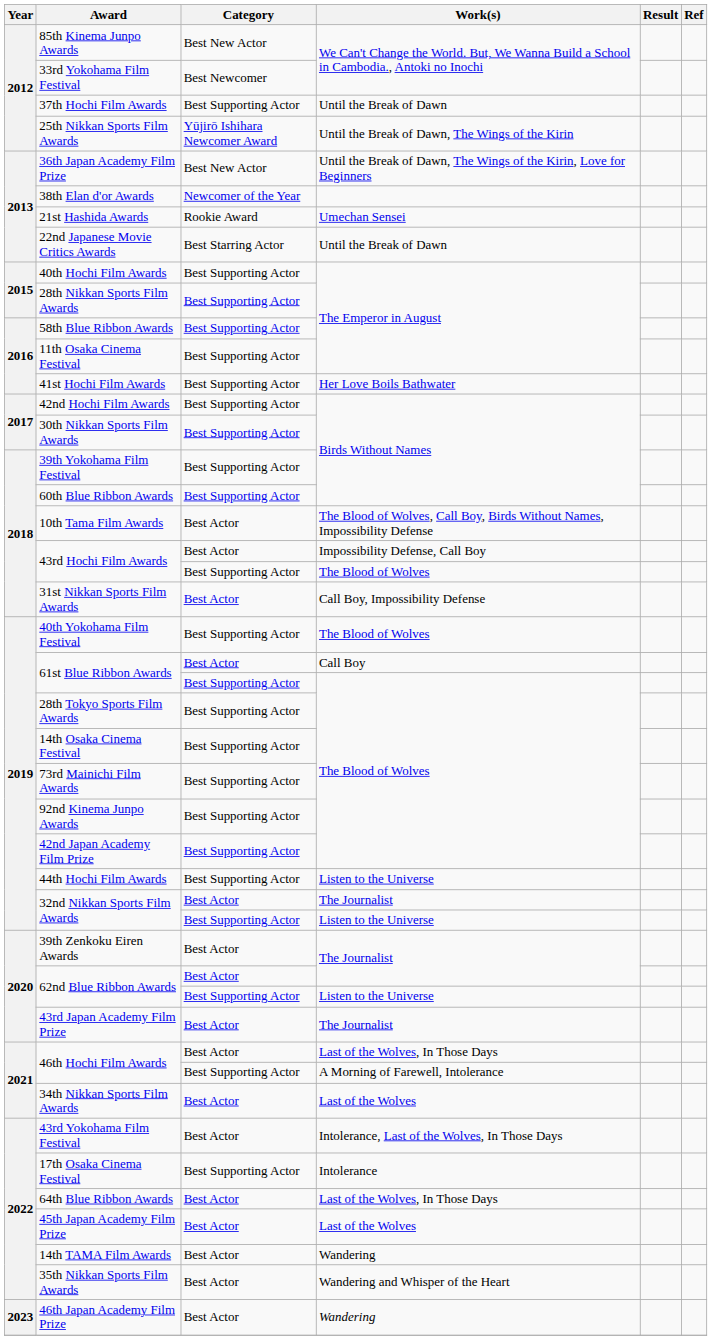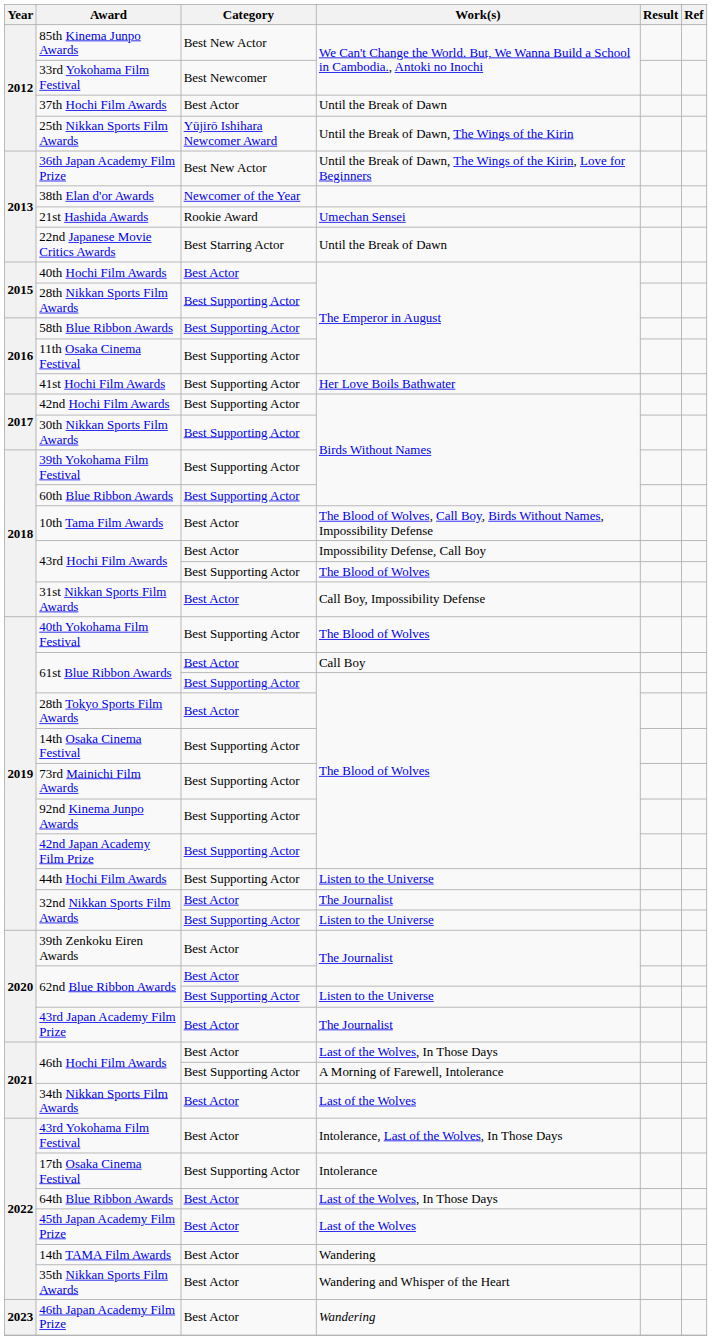(242, 105) Best Supporting Actor -> (211, 105) Best Actor
(242, 272) Best Supporting Actor -> (211, 272) Best Actor
(242, 710) Best Supporting Actor -> (211, 710) Best Actor
